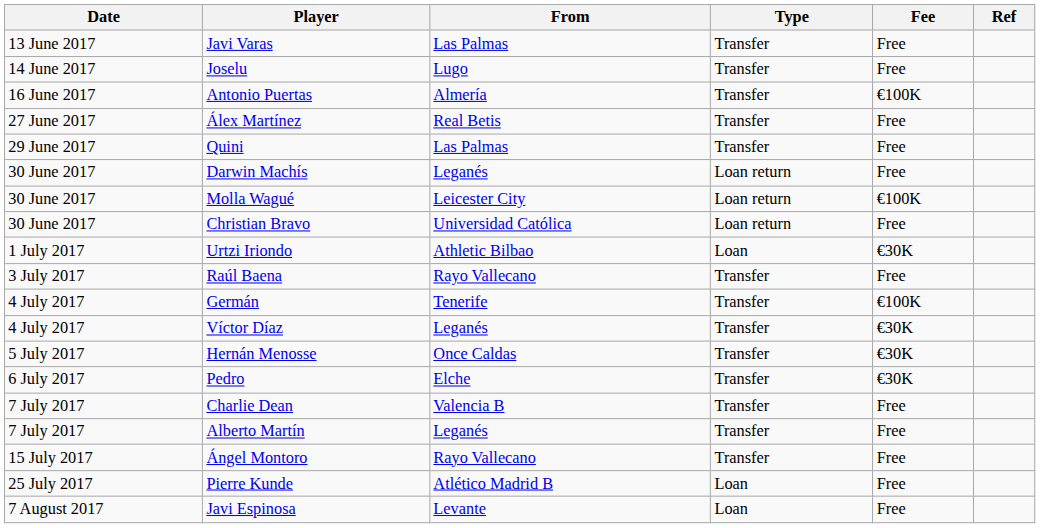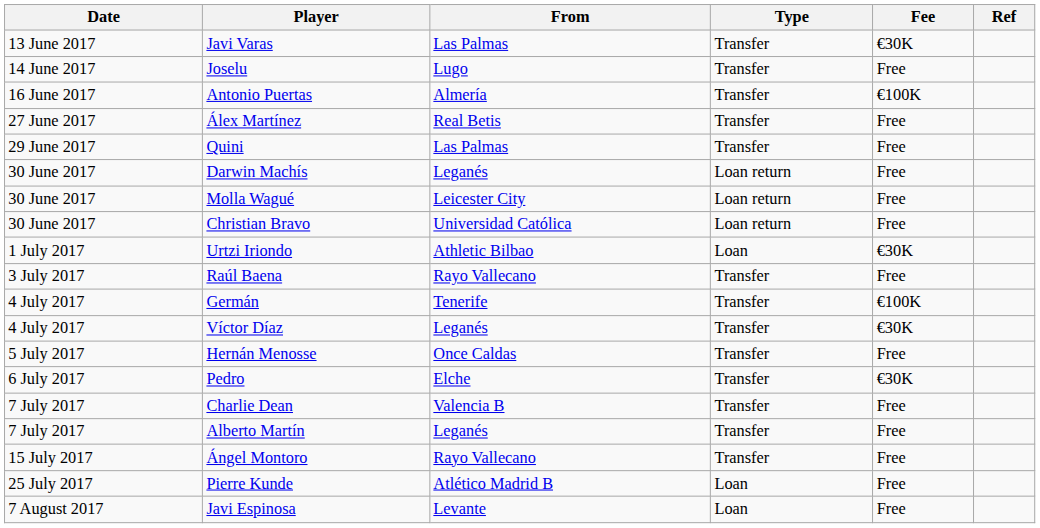(891, 43) Free -> (895, 43) €30K
(899, 198) €100K -> (891, 198) Free
(895, 353) €30K -> (891, 353) Free
